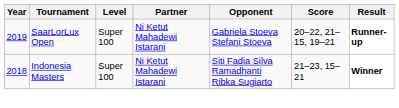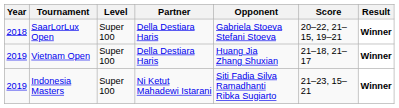(17, 37) 2019 -> (17, 32) 2018
(156, 37) Ni Ketut Mahadewi Istarani -> (166, 32) Della Destiara Haris
(369, 37) Runner-up -> (376, 32) Winner
+ row: (61, 56)
(17, 72) 2018 -> (17, 86) 2019
